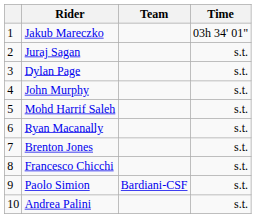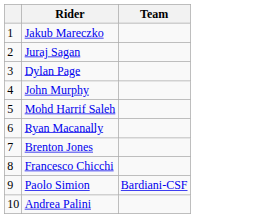- column: (221, 14)
